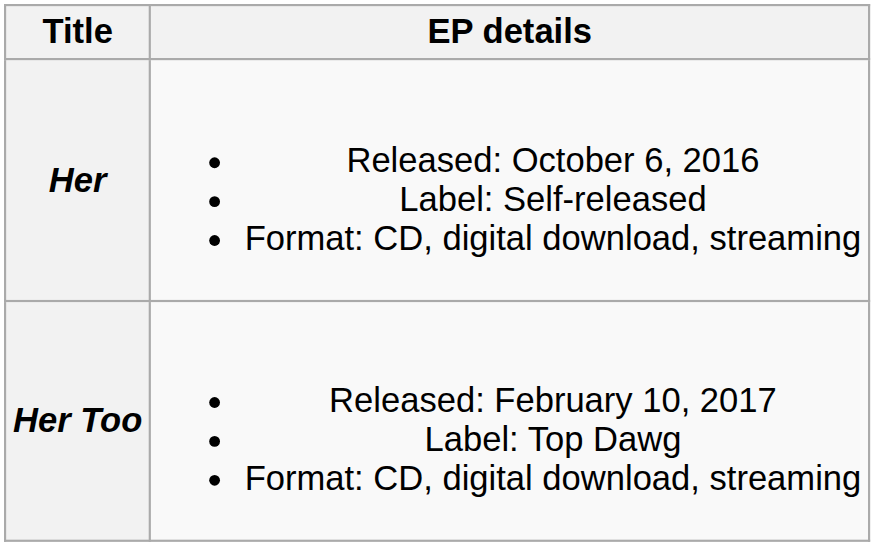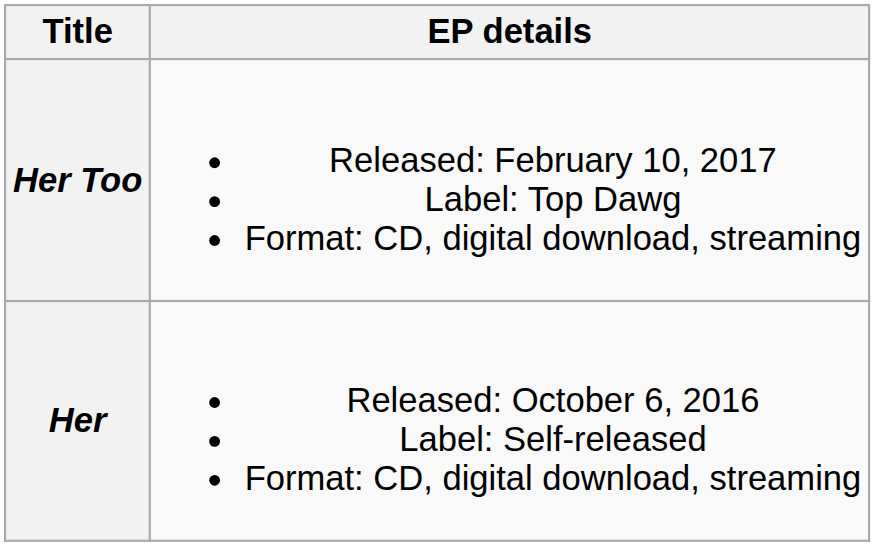rows swapped: (78, 179) <-> (78, 420)
